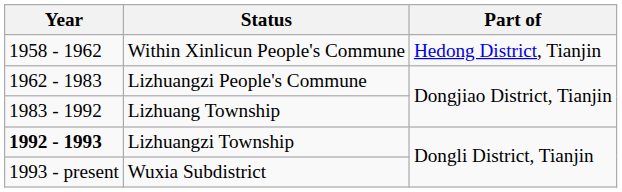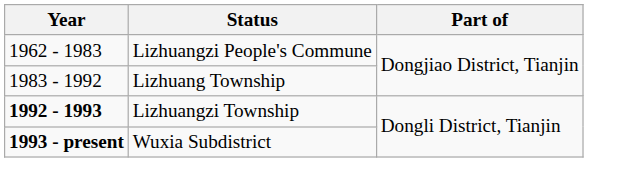- row: (266, 50)
(64, 171) normal -> (66, 141) bold
